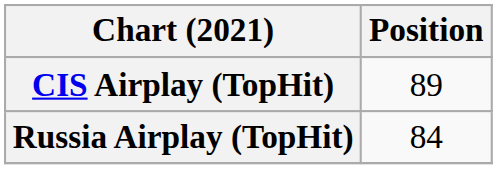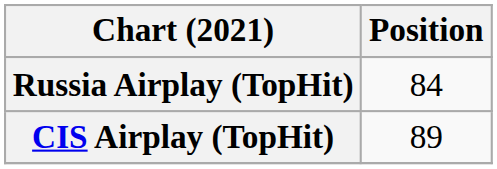rows swapped: (183, 83) <-> (183, 136)
